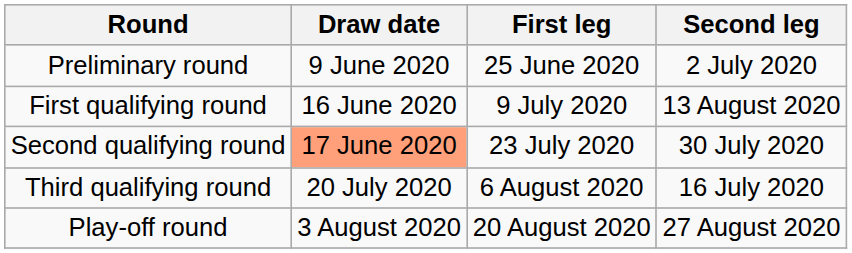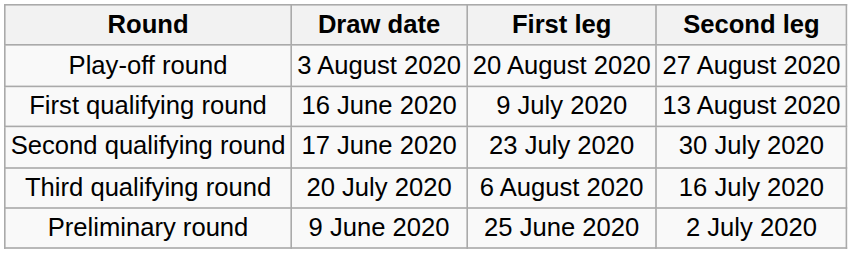rows swapped: (148, 65) <-> (148, 227)
(379, 146) lightsalmon background -> (379, 146) no background
